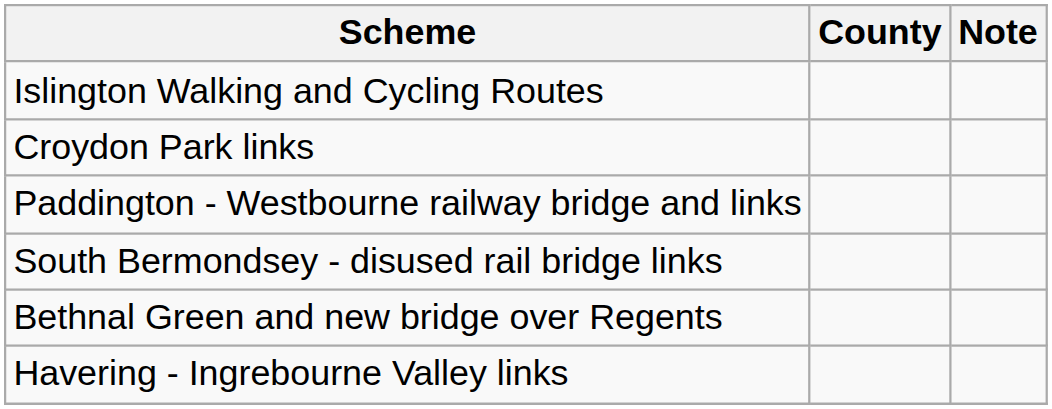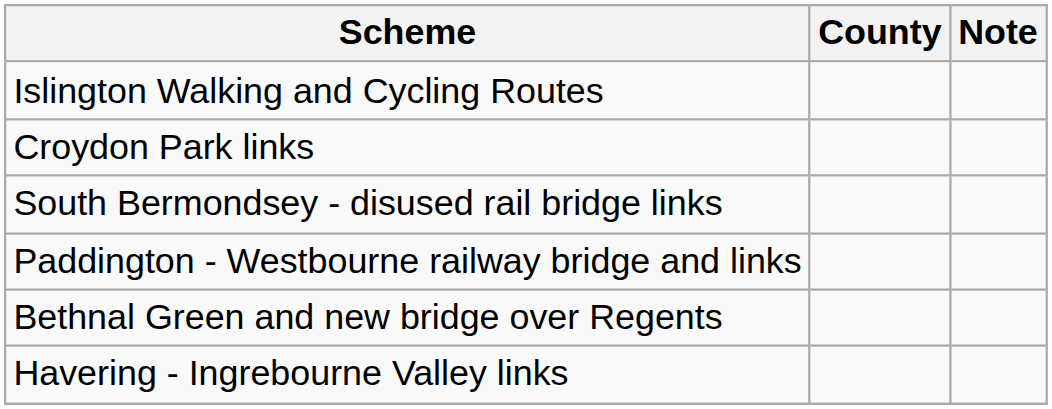rows swapped: (408, 203) <-> (368, 260)
